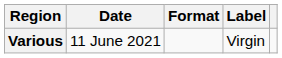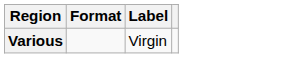- column: (115, 16)
